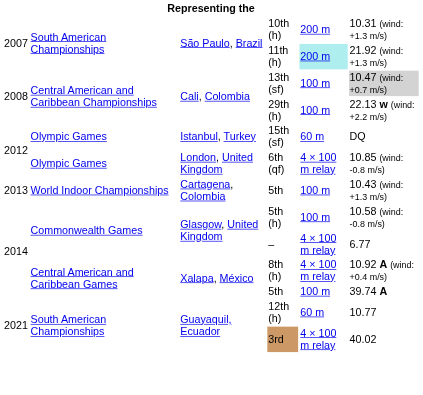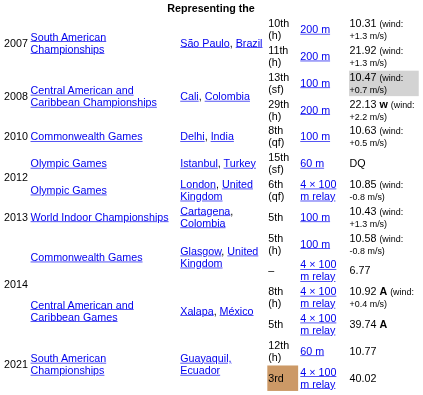(315, 56) paleturquoise background -> (315, 56) no background
(315, 110) 100 m -> (315, 110) 200 m
+ row: (207, 137)
(315, 291) 100 m -> (318, 324) 4 × 100 m relay
